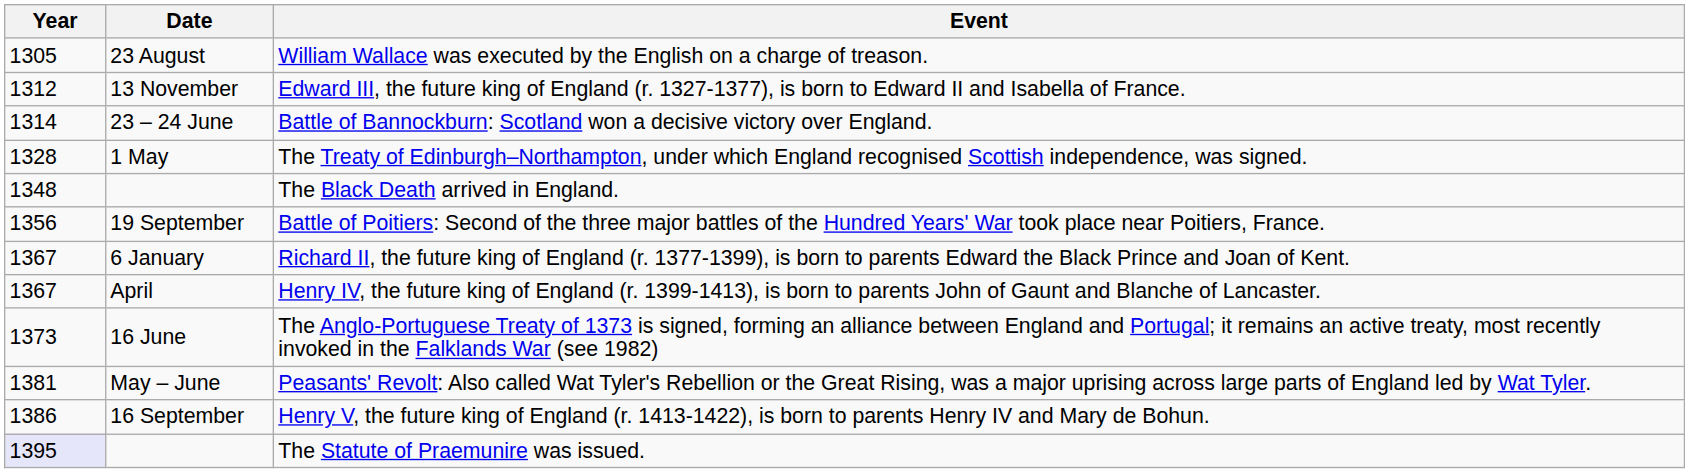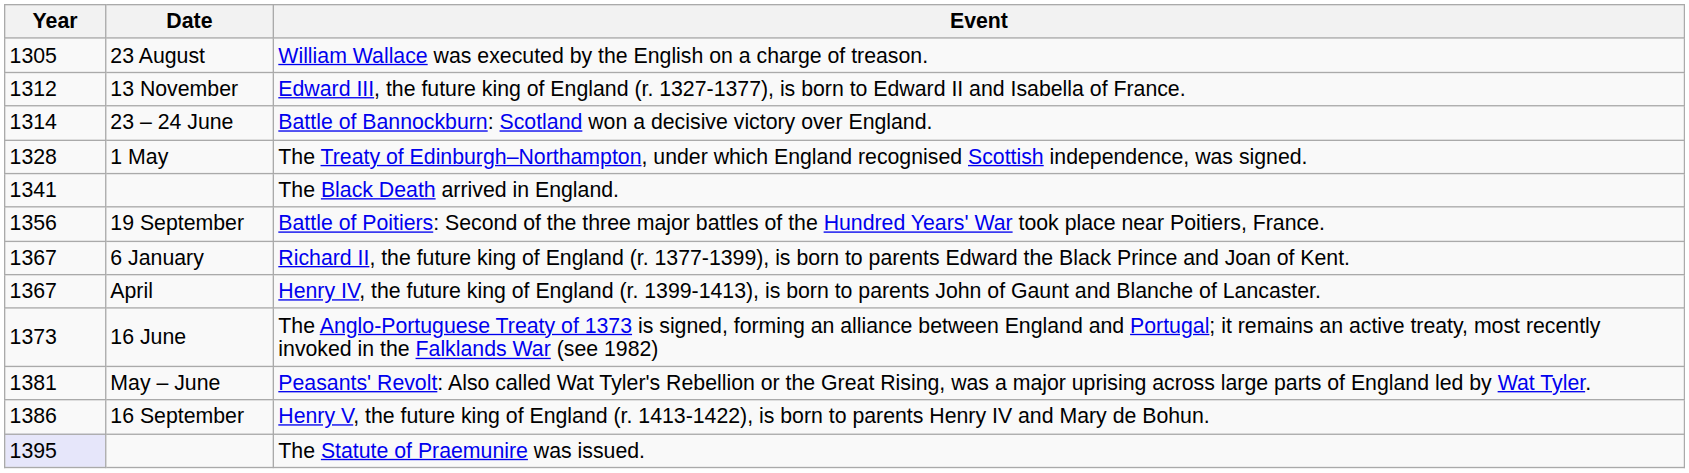(33, 190) 1348 -> (33, 190) 1341
